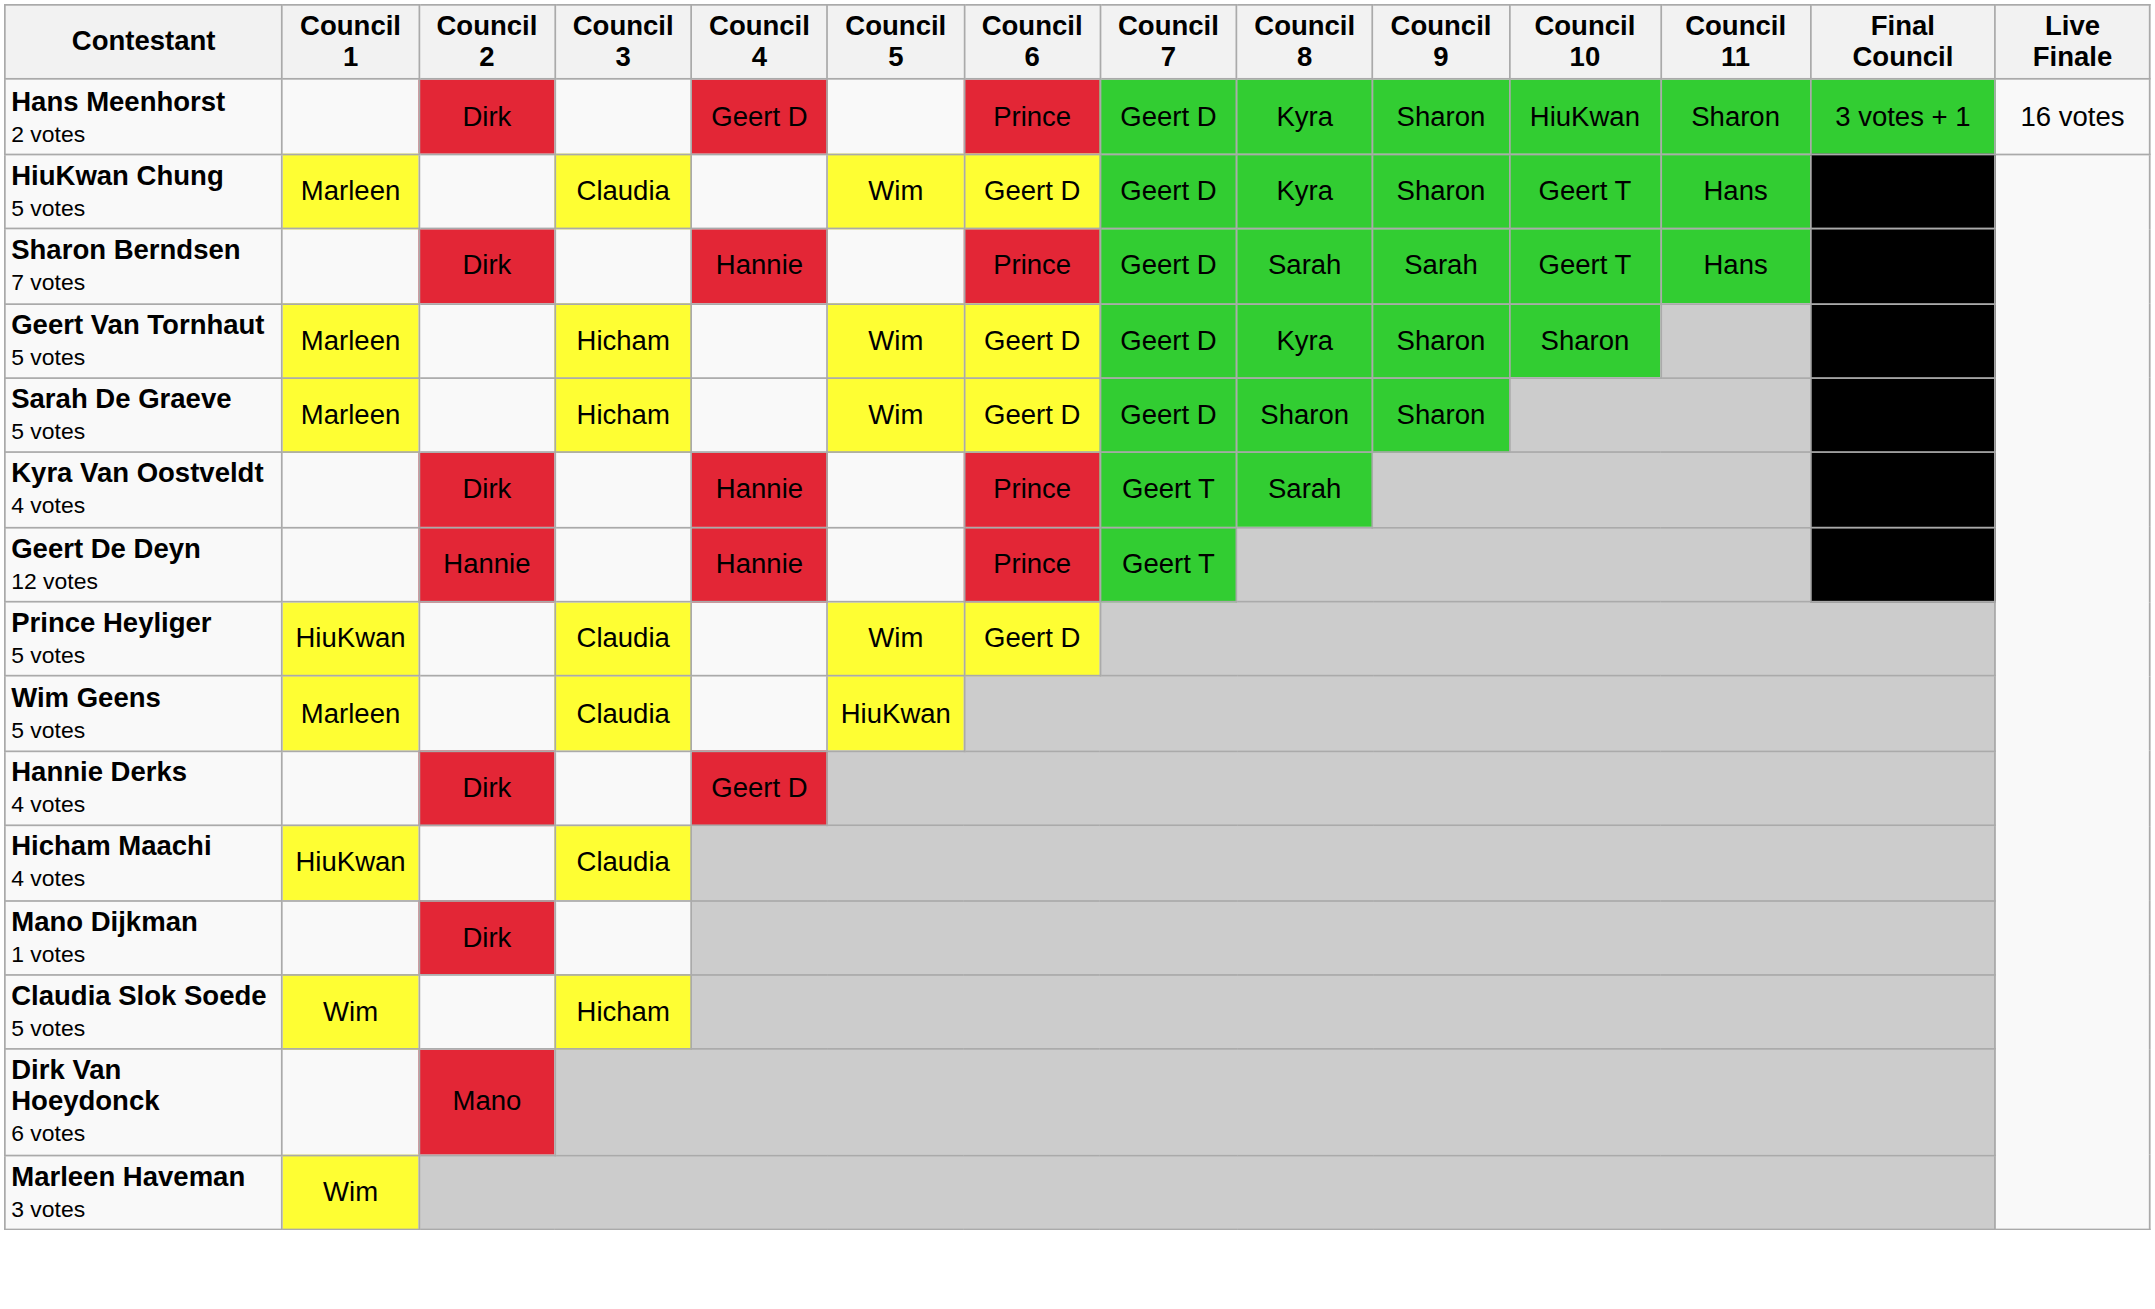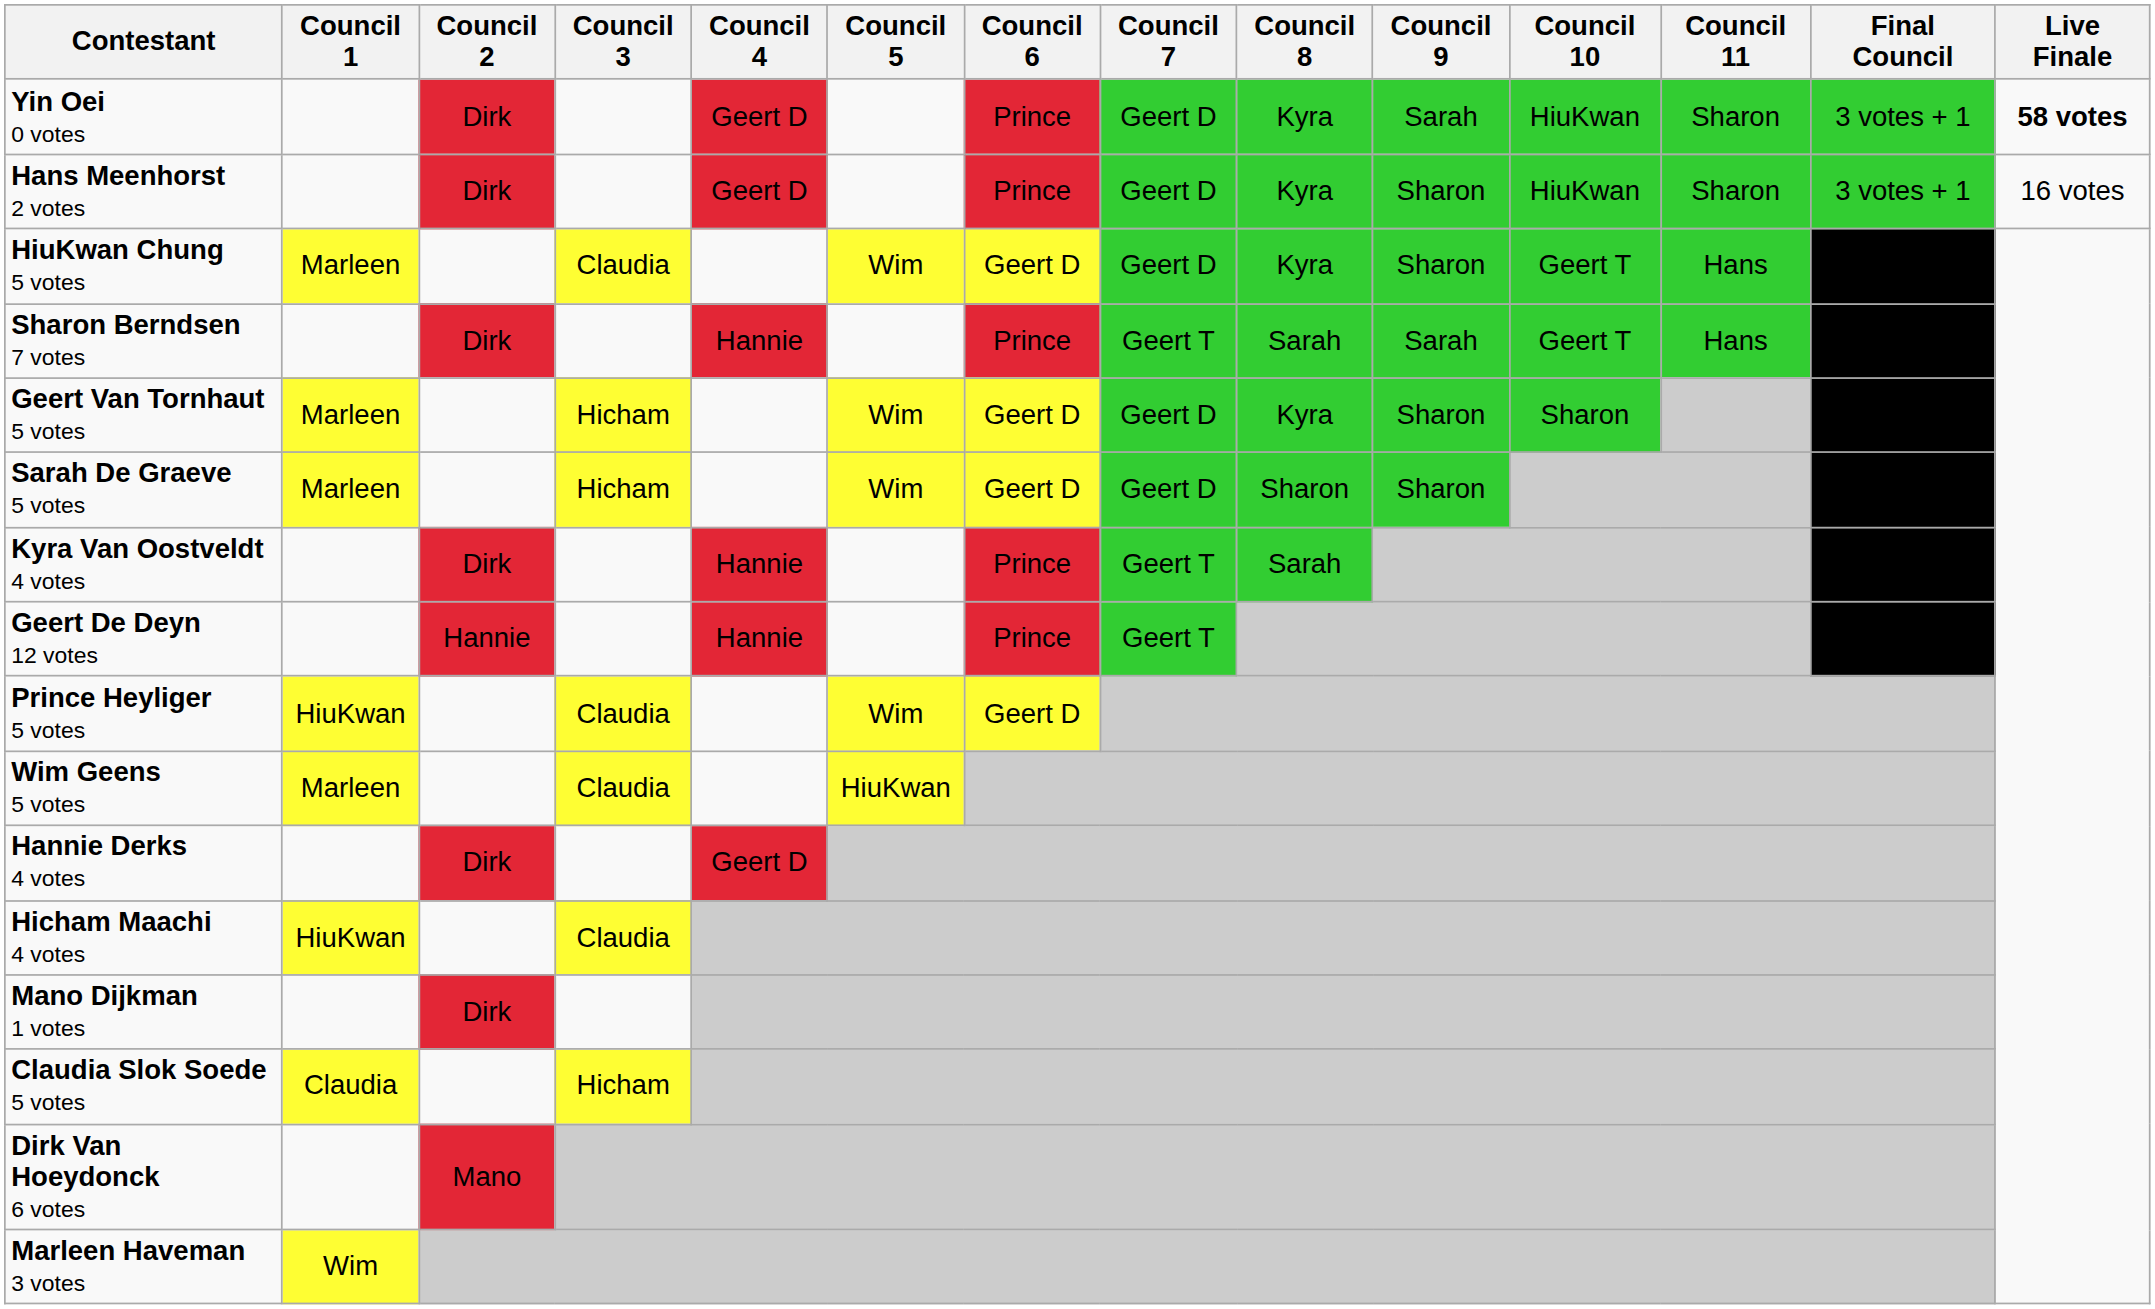+ row: (58, 116)
(1168, 265) Geert D -> (1168, 340) Geert T
(1903, 489) Hans -> (1903, 564) Yin
(351, 1011) Wim -> (351, 1086) Claudia
